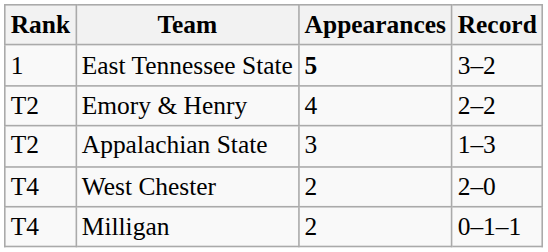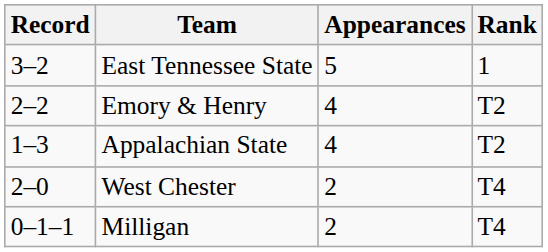columns swapped: (40, 24) <-> (497, 24)
(311, 65) bold -> (331, 65) normal
(311, 145) 3 -> (331, 145) 4
